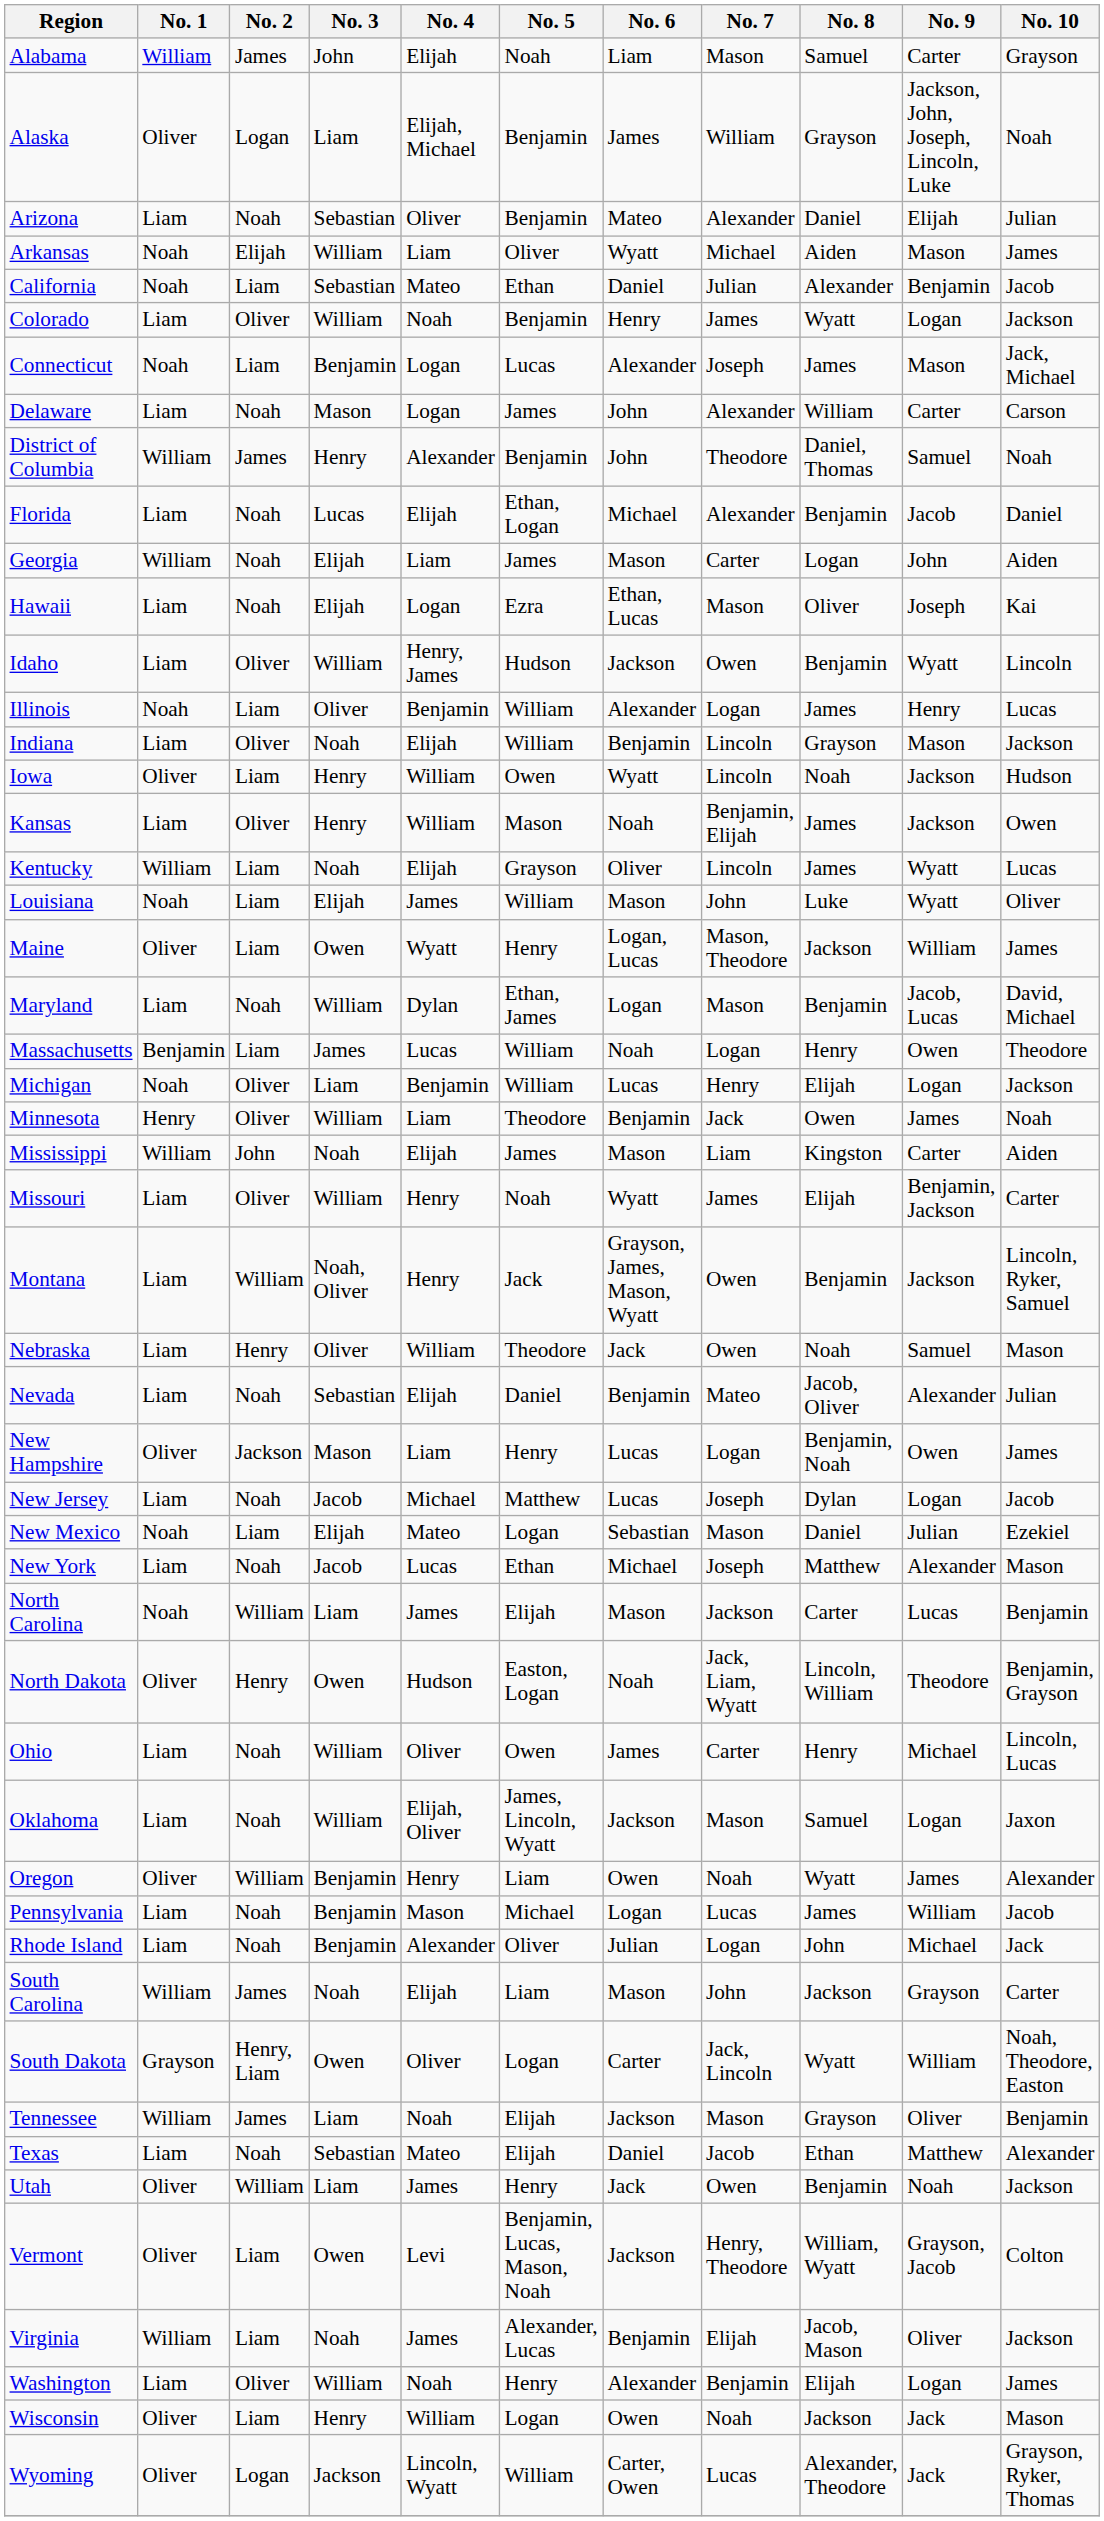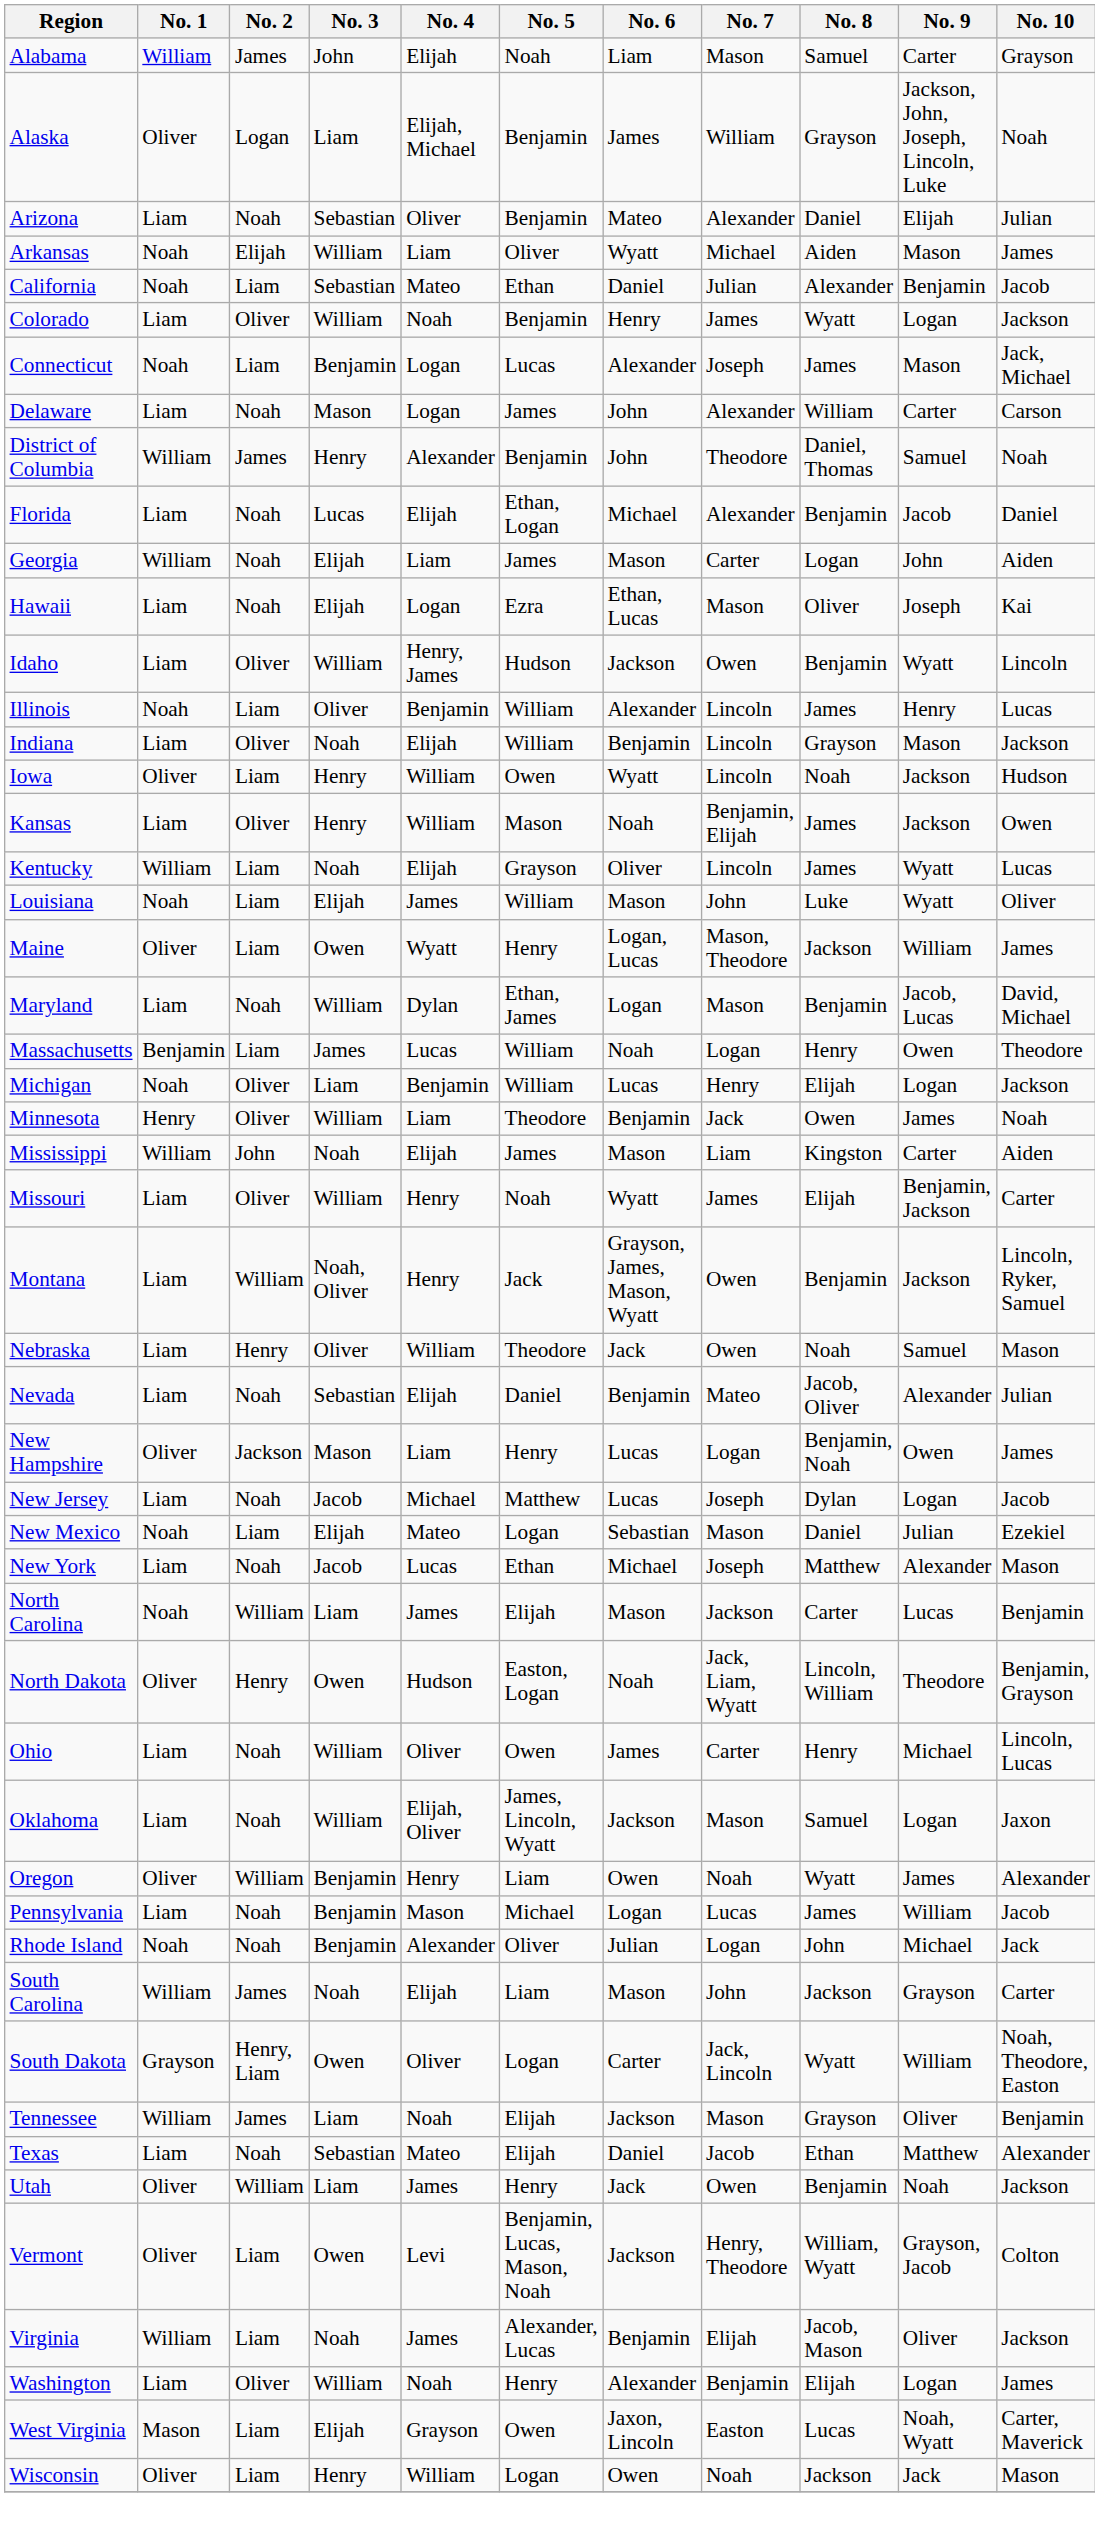(733, 709) Logan -> (739, 709) Lincoln
(165, 1945) Liam -> (165, 1945) Noah
+ row: (68, 2429)
- row: (51, 2474)
